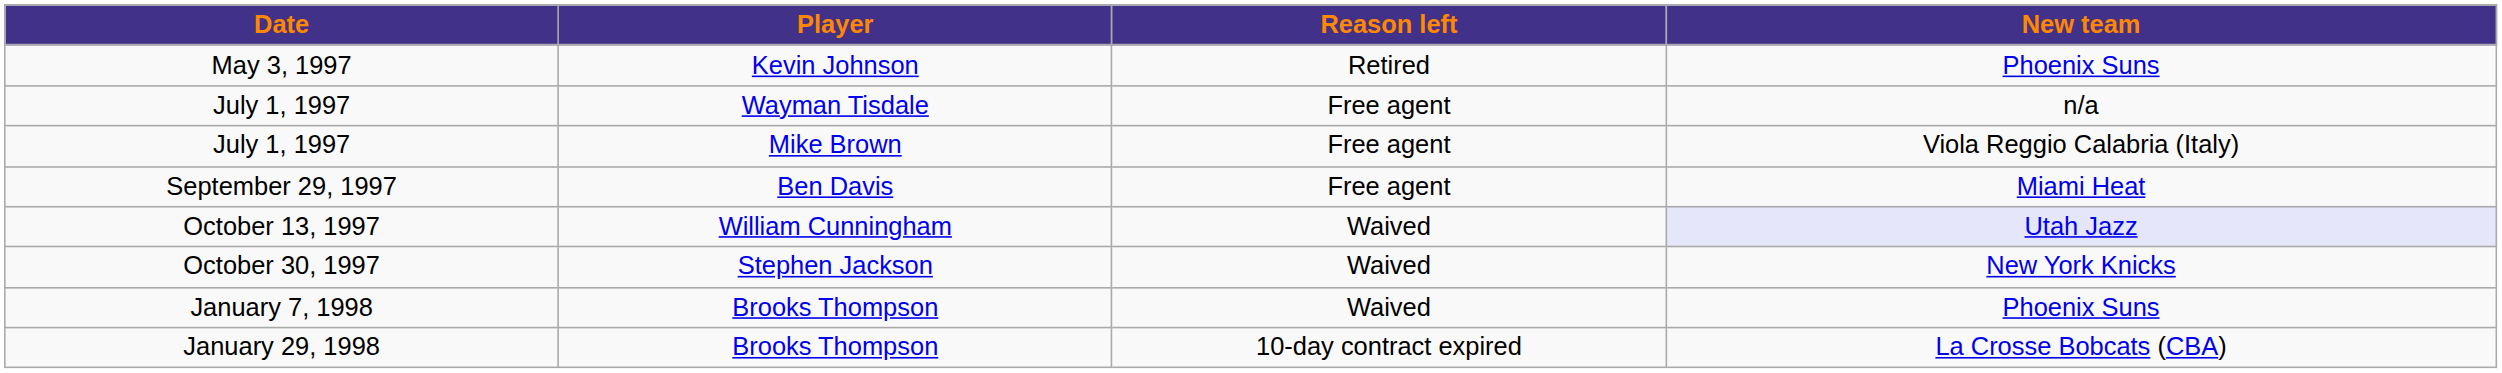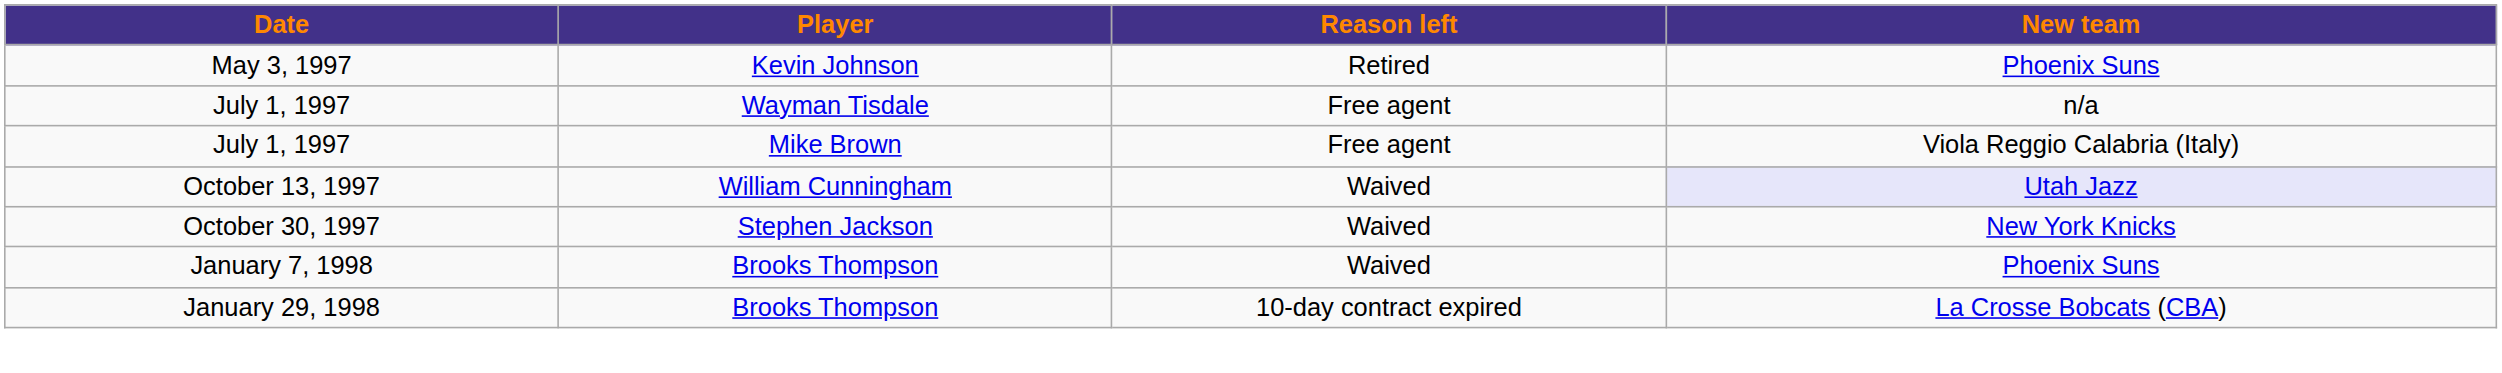- row: (282, 186)
